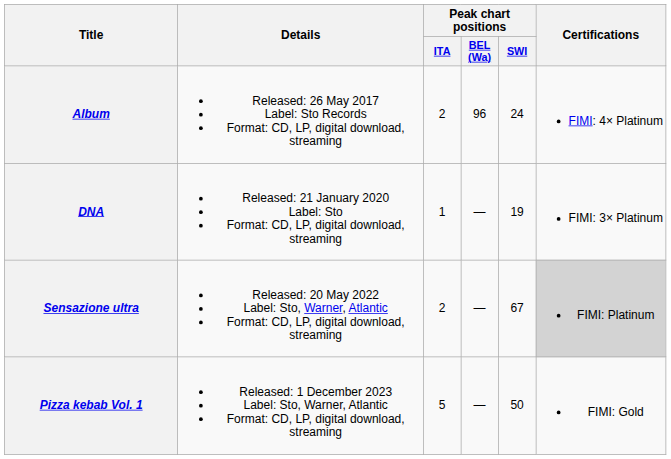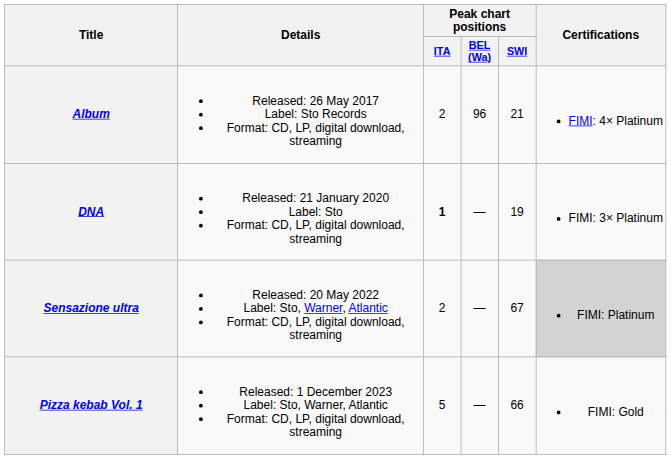(517, 114) 24 -> (517, 114) 21
(442, 211) normal -> (442, 211) bold
(517, 405) 50 -> (517, 405) 66
